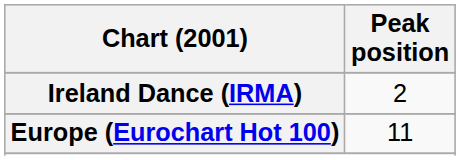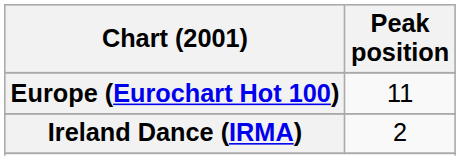rows swapped: (175, 133) <-> (175, 93)
